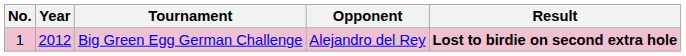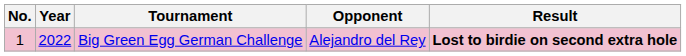(55, 40) 2012 -> (55, 40) 2022
